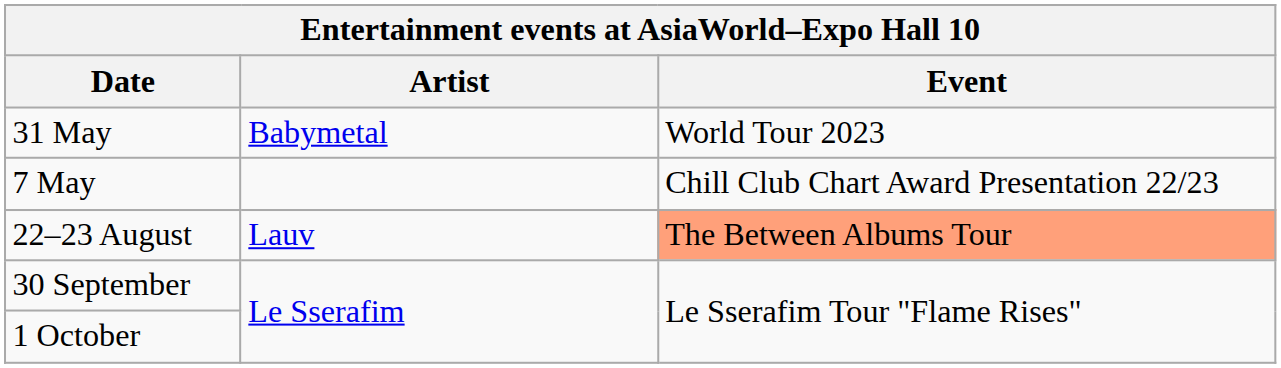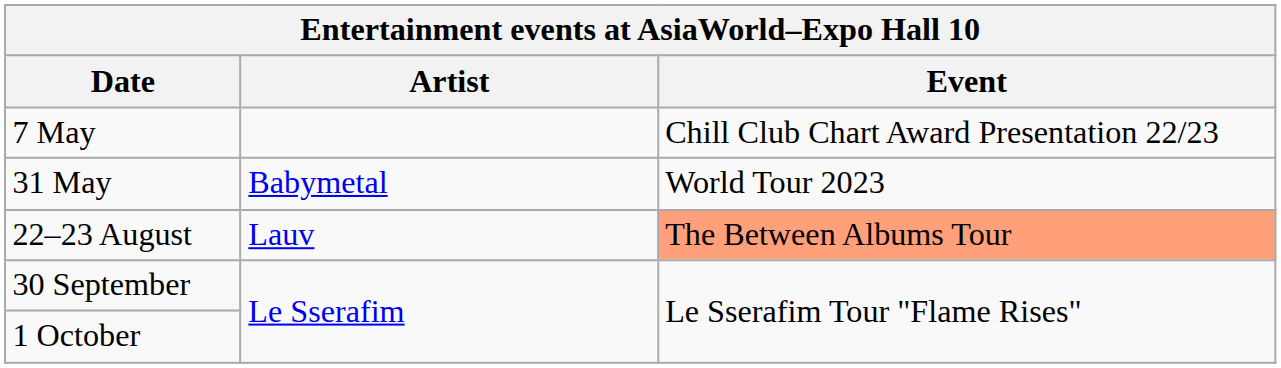rows swapped: (54, 183) <-> (62, 132)
